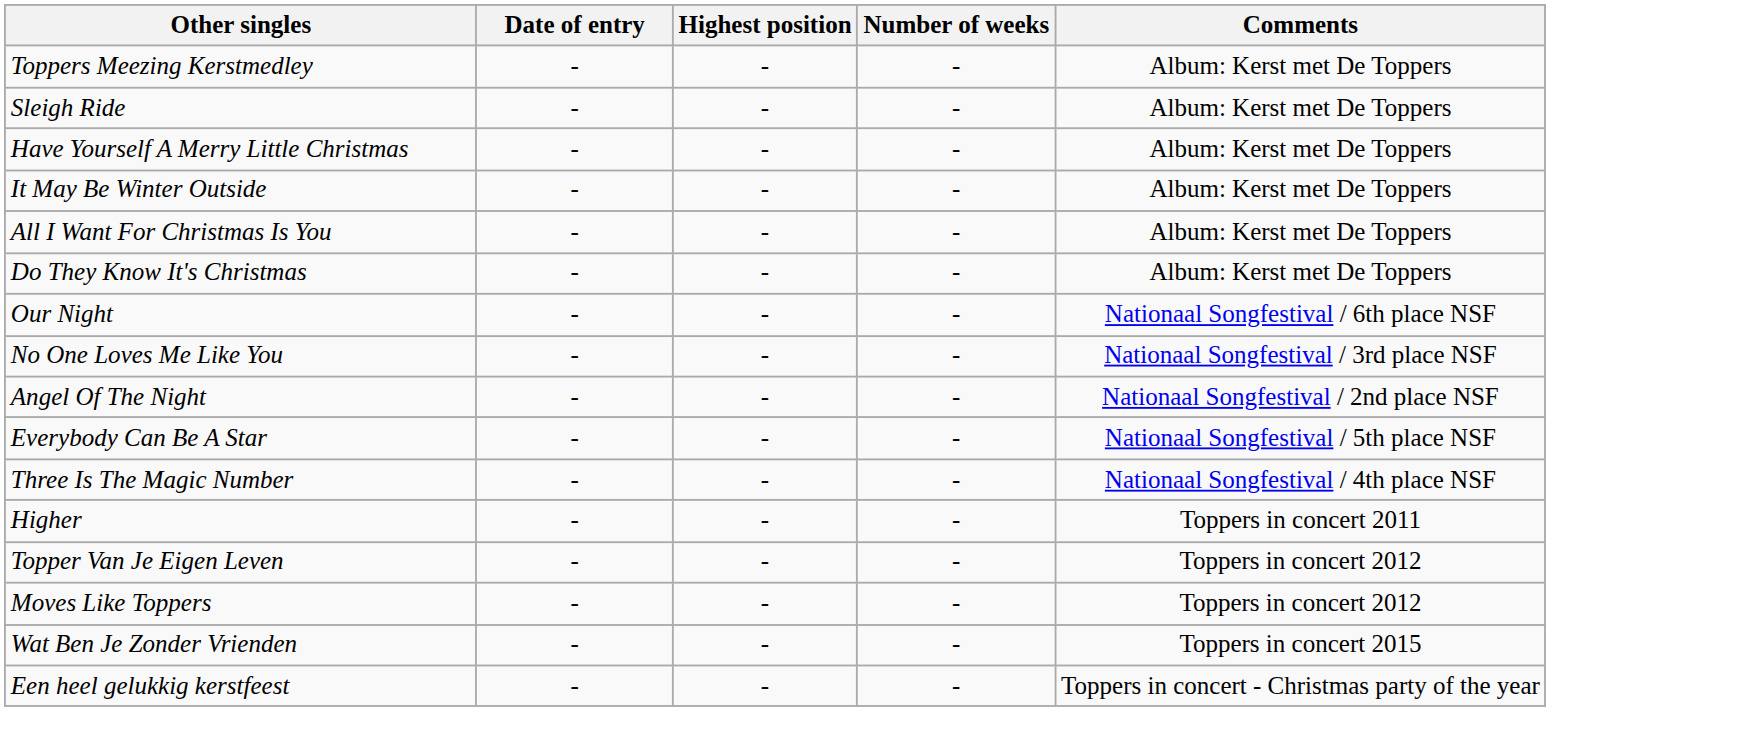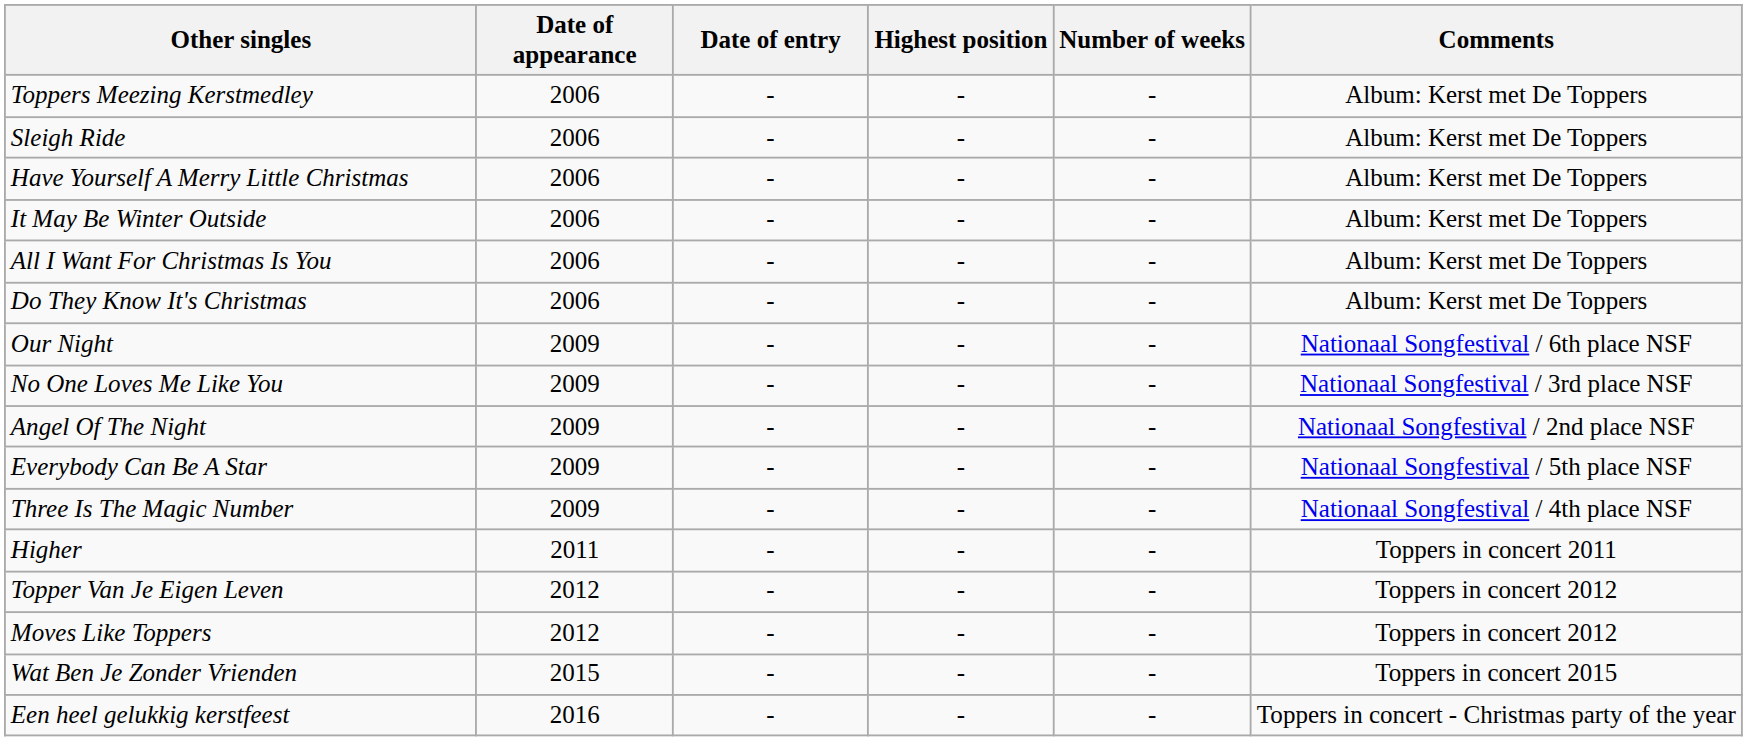+ column: (575, 39)
